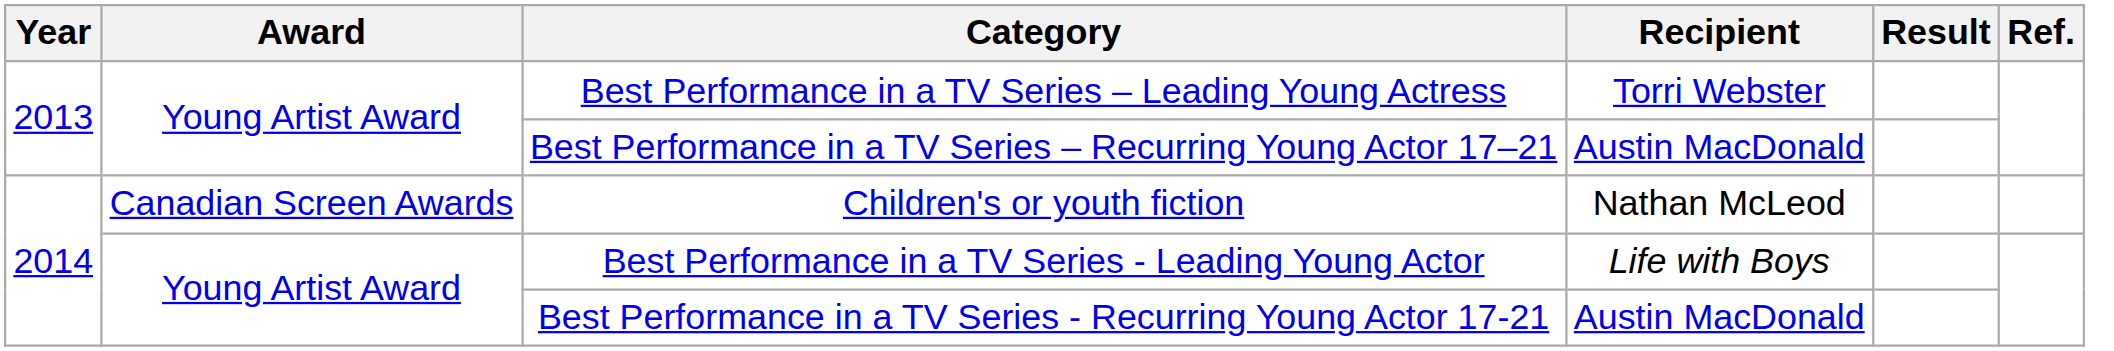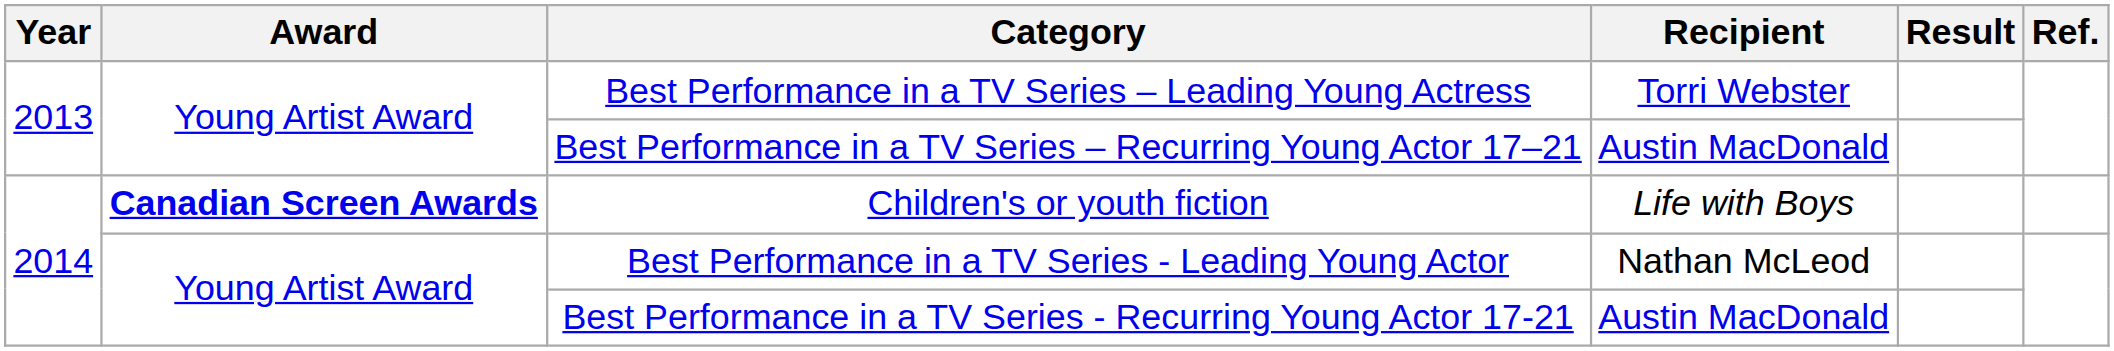(312, 203) normal -> (324, 203) bold
(1719, 203) Nathan McLeod -> (1744, 203) Life with Boys
(1719, 260) Life with Boys -> (1744, 260) Nathan McLeod
